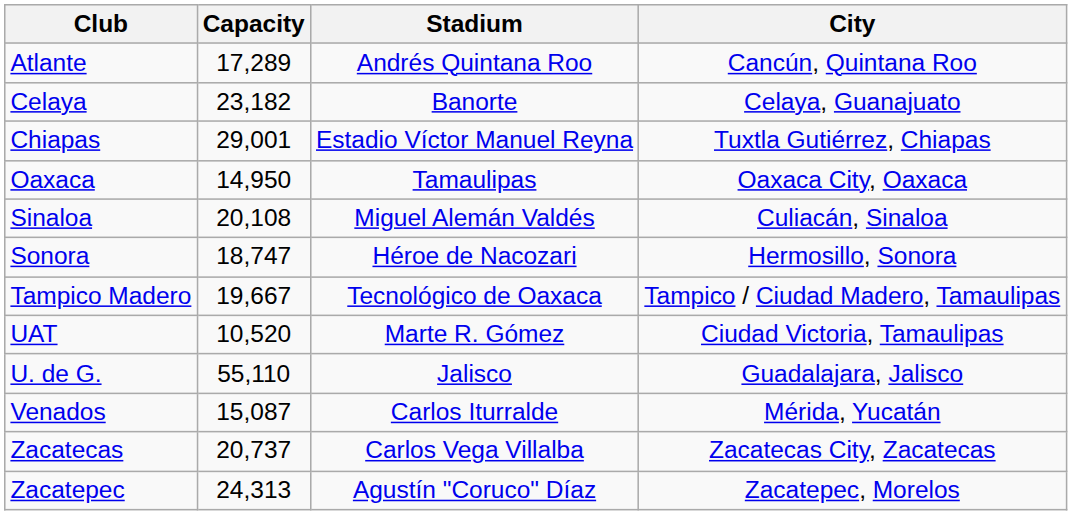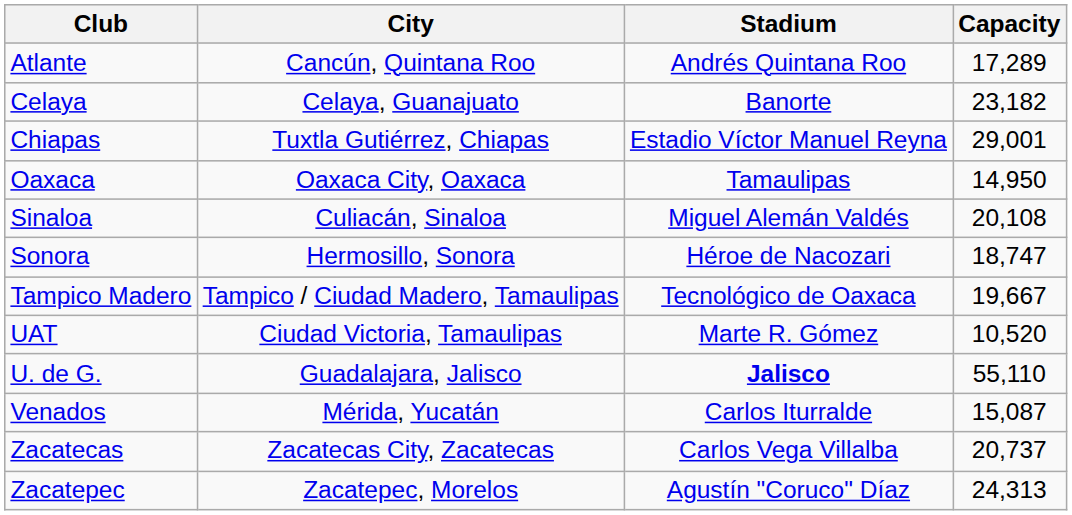columns swapped: (852, 23) <-> (254, 23)
(475, 373) normal -> (788, 373) bold
